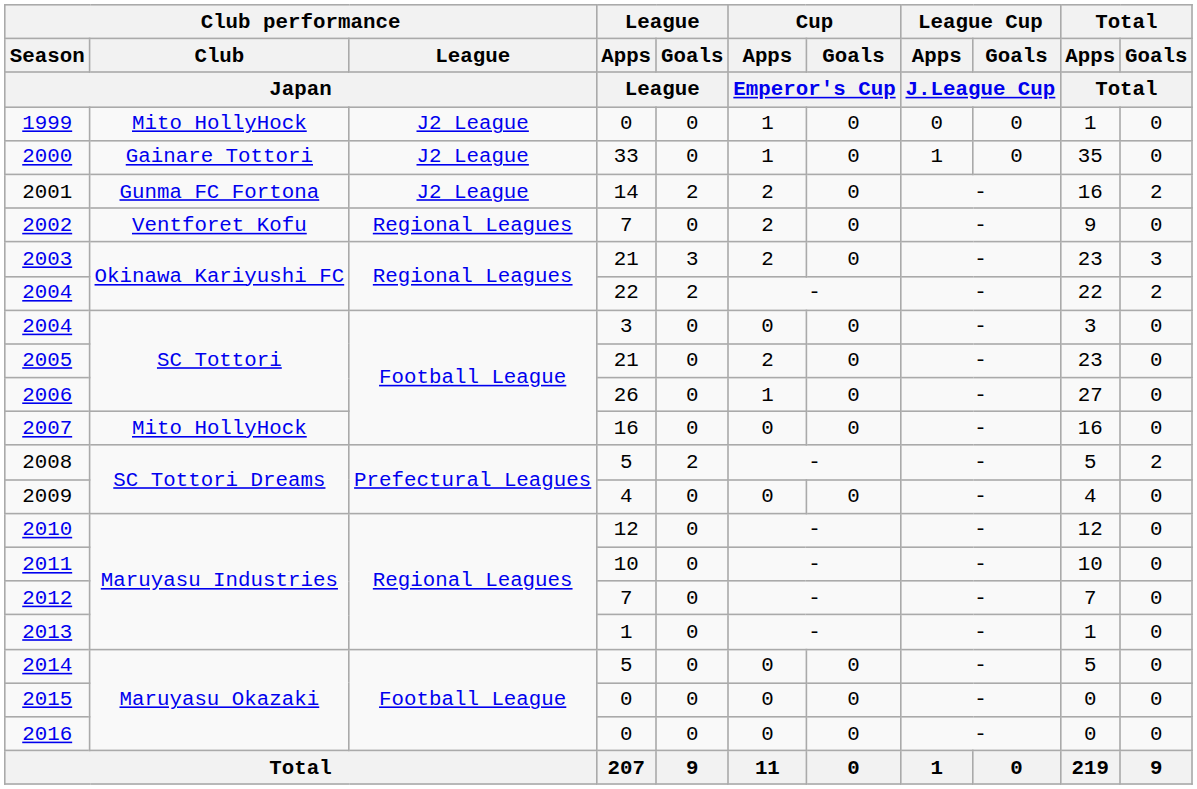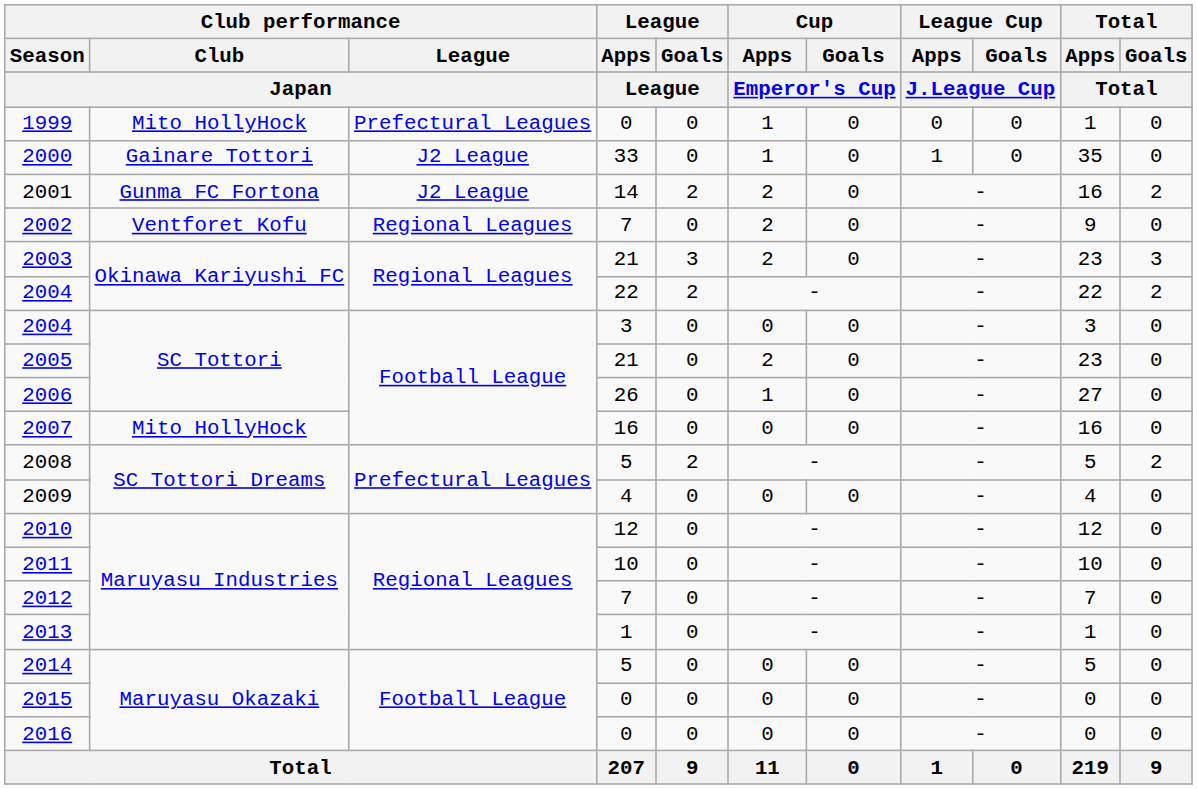(473, 123) J2 League -> (473, 123) Prefectural Leagues
